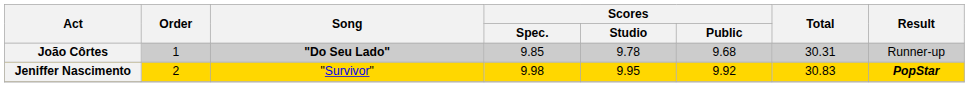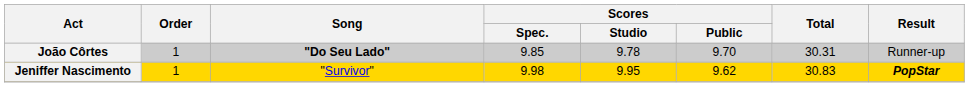(724, 52) 9.68 -> (724, 52) 9.70
(176, 71) 2 -> (176, 71) 1
(724, 71) 9.92 -> (724, 71) 9.62
